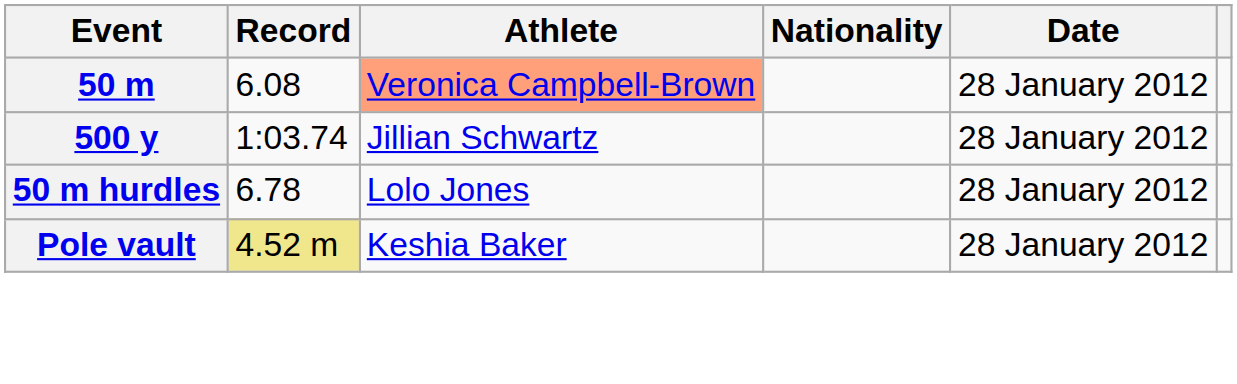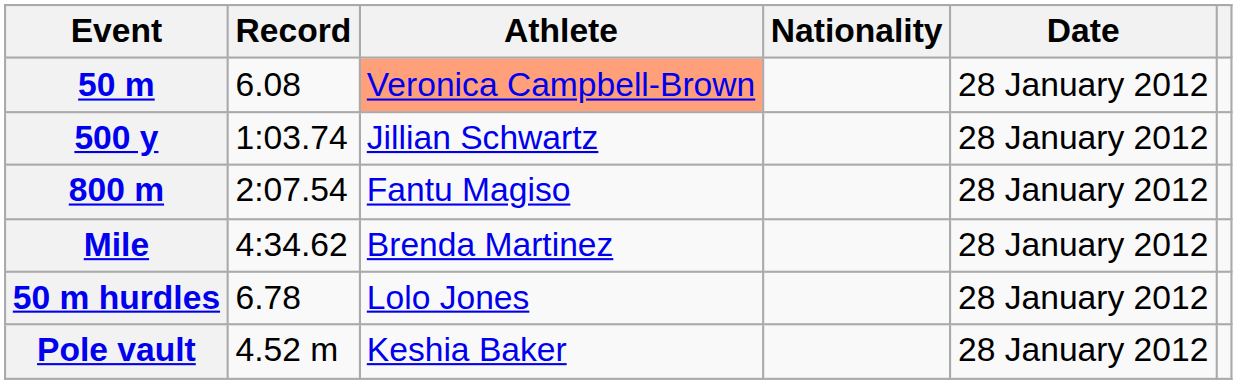+ row: (116, 191)
+ row: (116, 244)
(287, 244) khaki background -> (287, 350) no background
